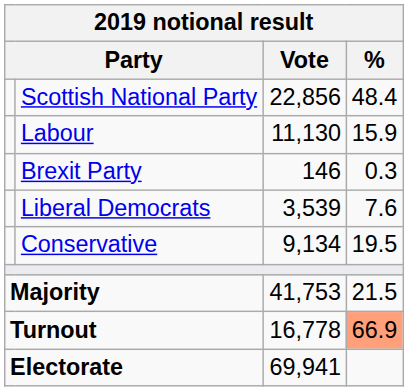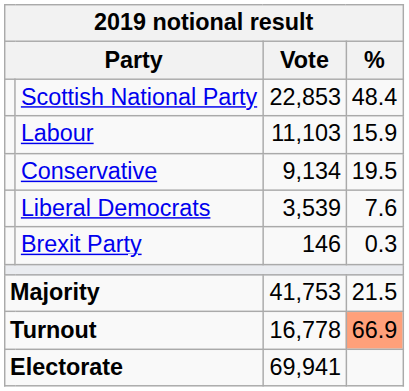(305, 97) 22,856 -> (305, 97) 22,853
(306, 134) 11,130 -> (306, 134) 11,103
rows swapped: (89, 245) <-> (81, 171)
